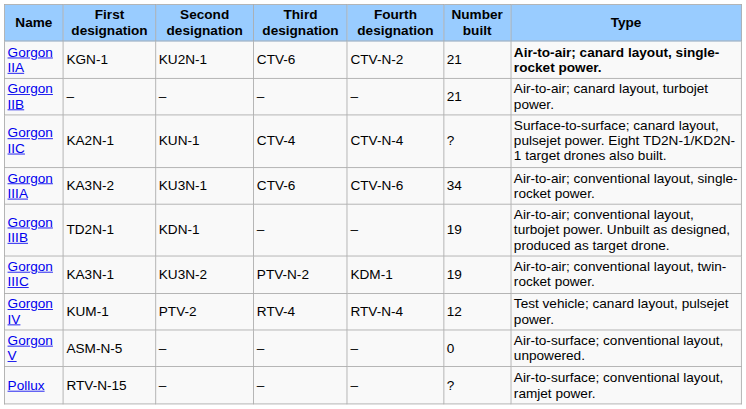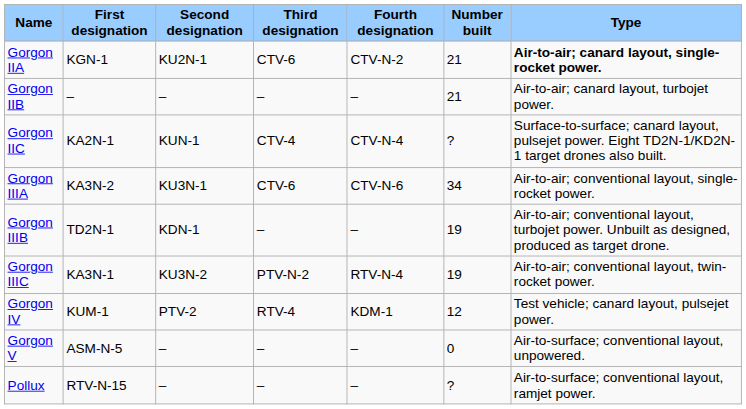(372, 274) KDM-1 -> (377, 274) RTV-N-4
(377, 311) RTV-N-4 -> (372, 311) KDM-1
